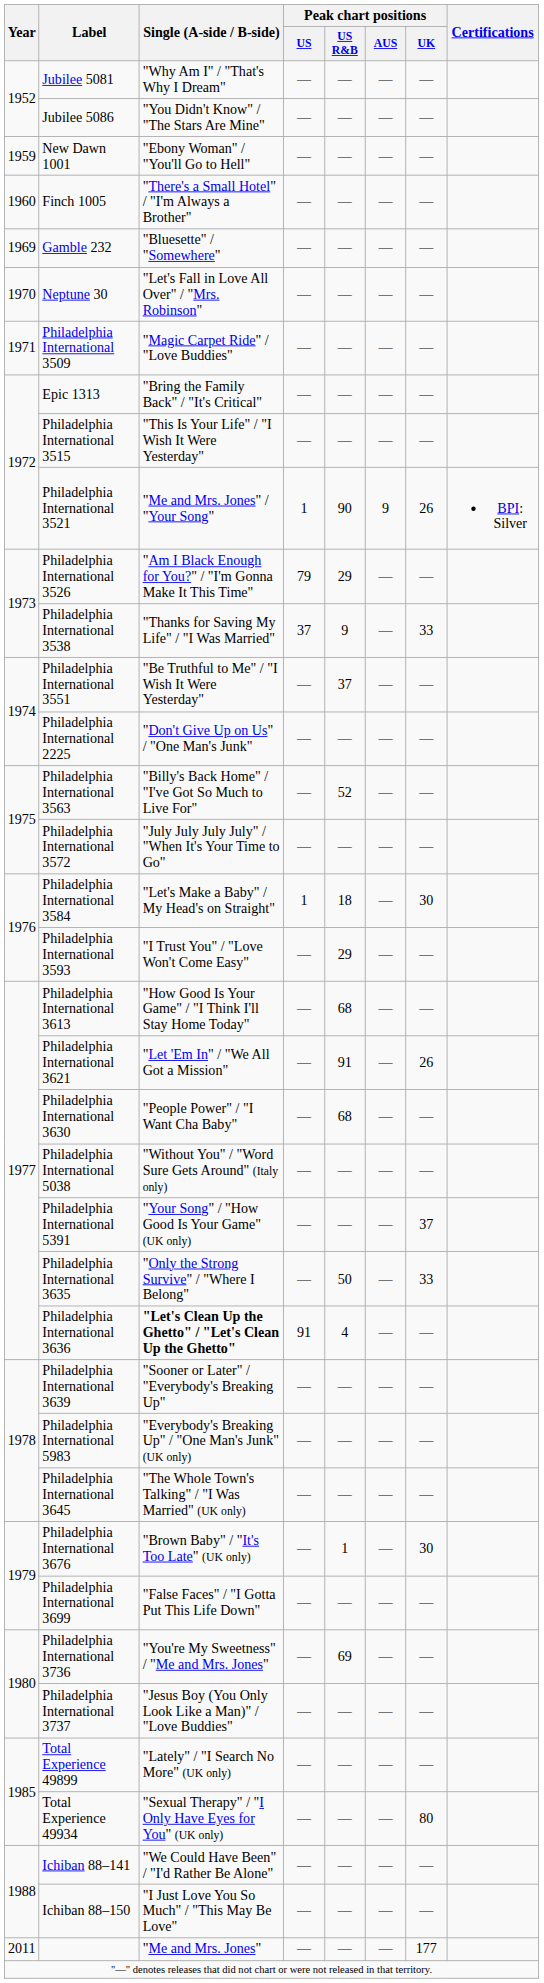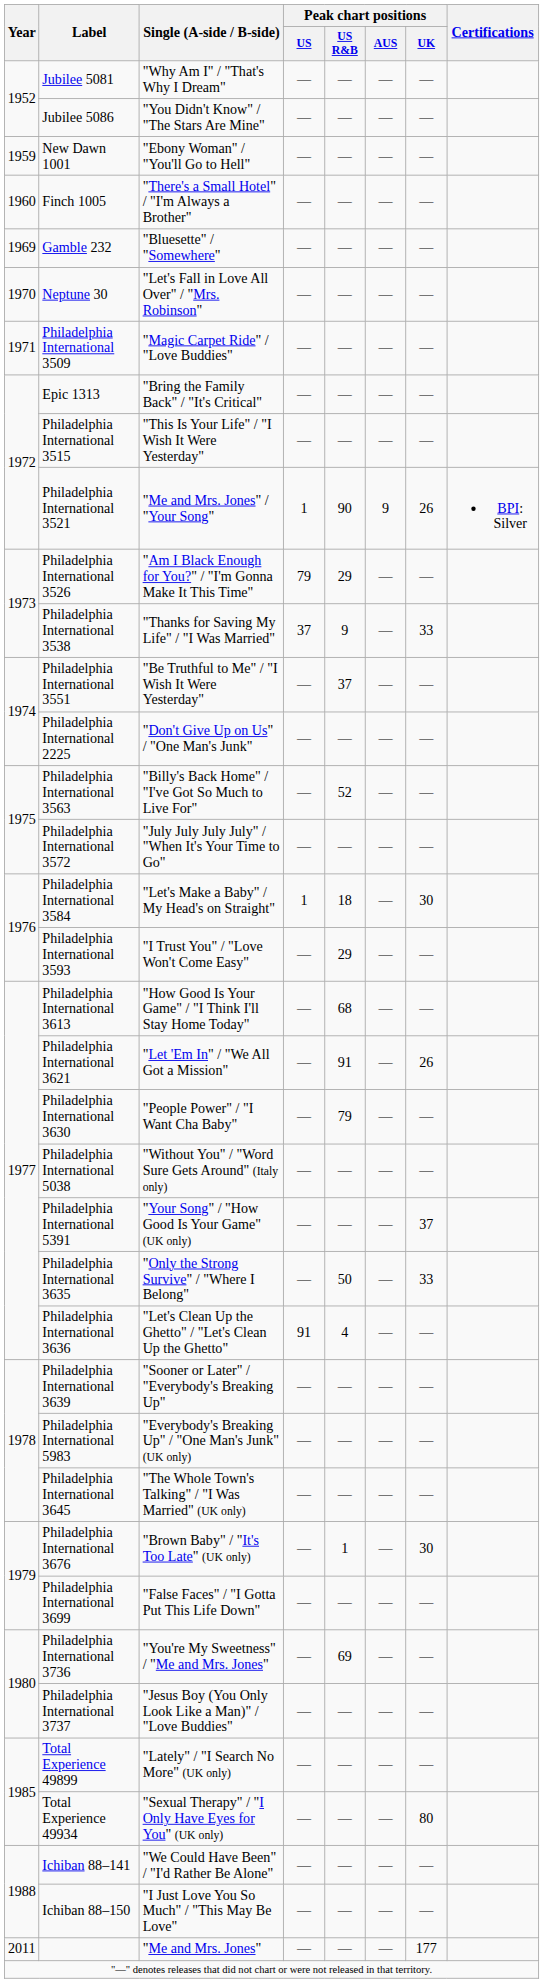(345, 1116) 68 -> (345, 1116) 79
(211, 1332) bold -> (205, 1332) normal
